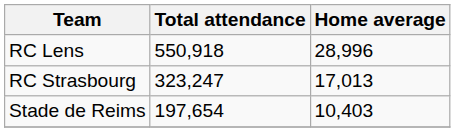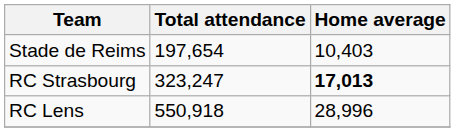rows swapped: (46, 50) <-> (77, 111)
(344, 80) normal -> (344, 80) bold
